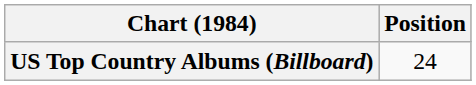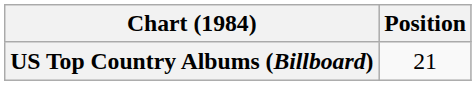(425, 60) 24 -> (425, 60) 21
